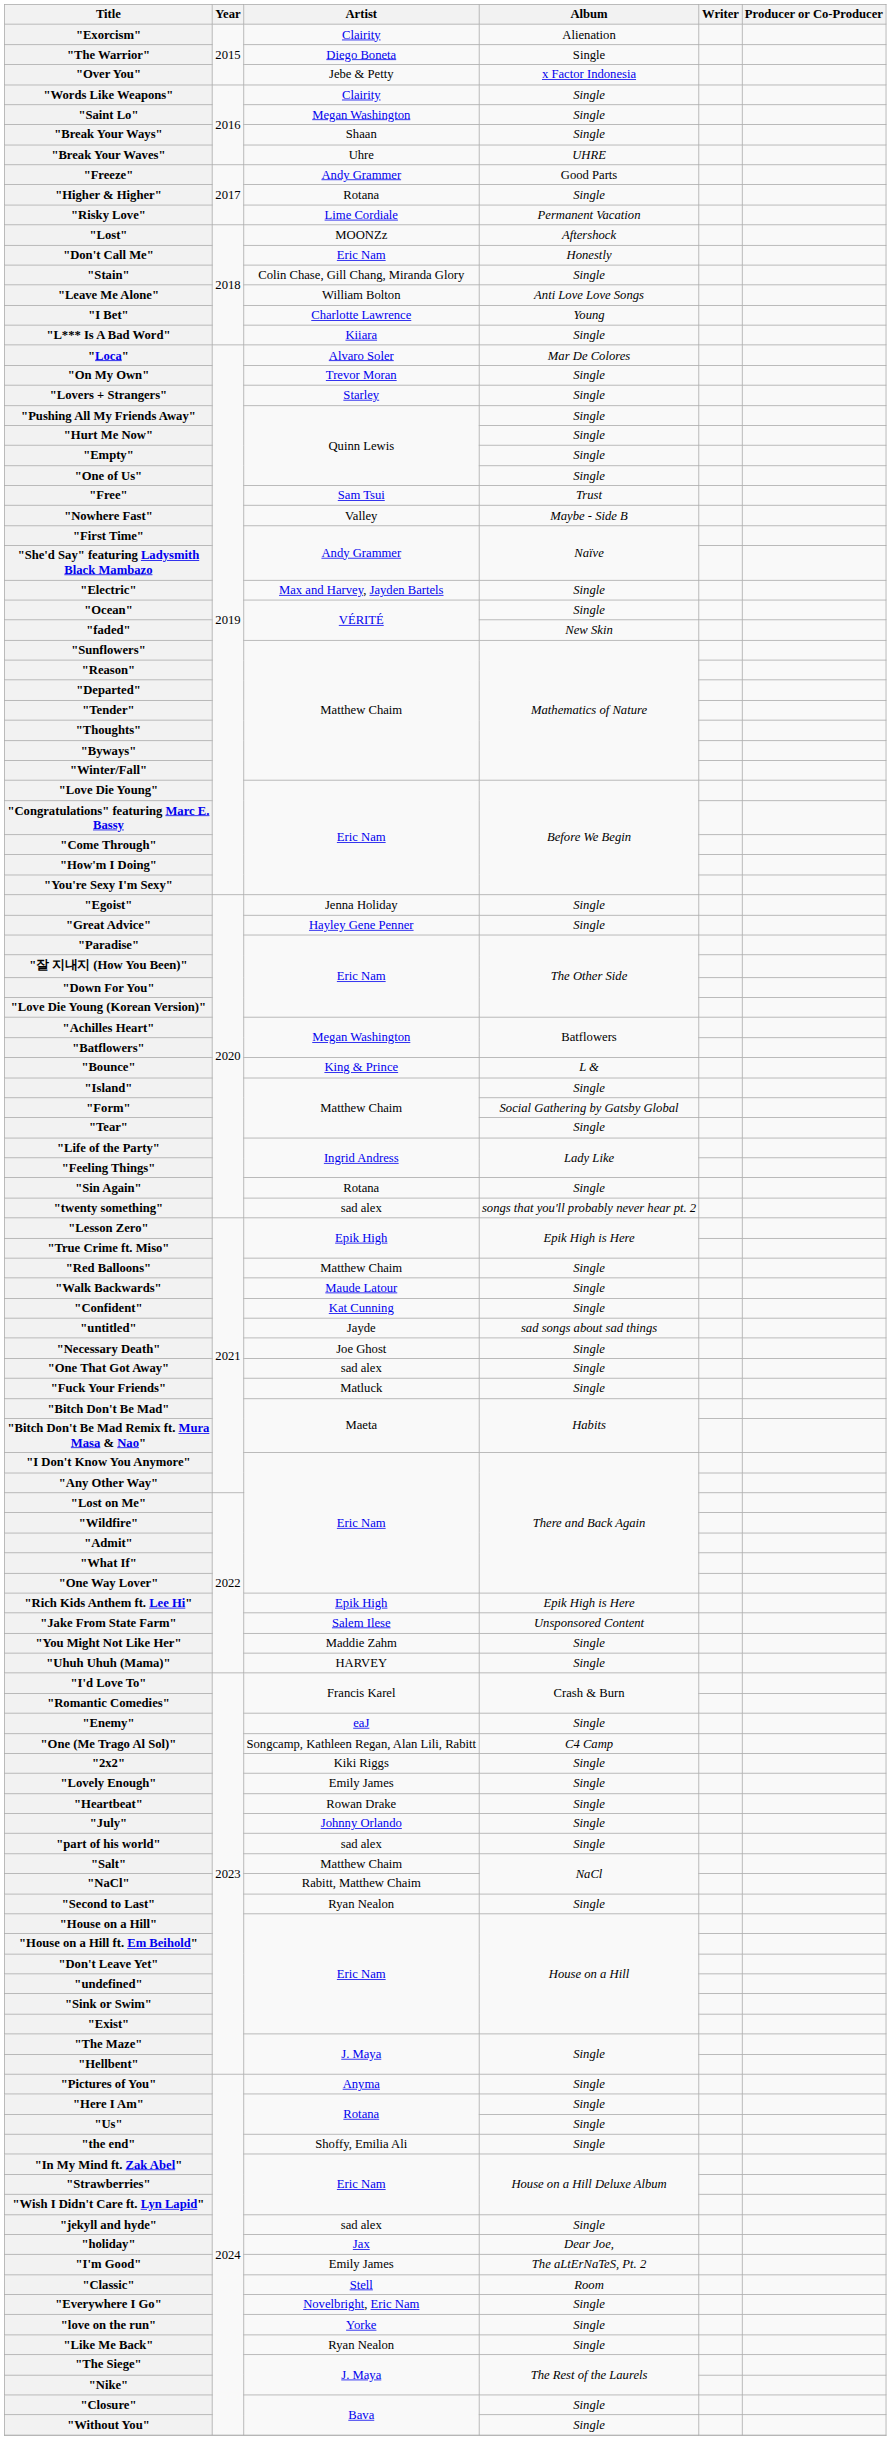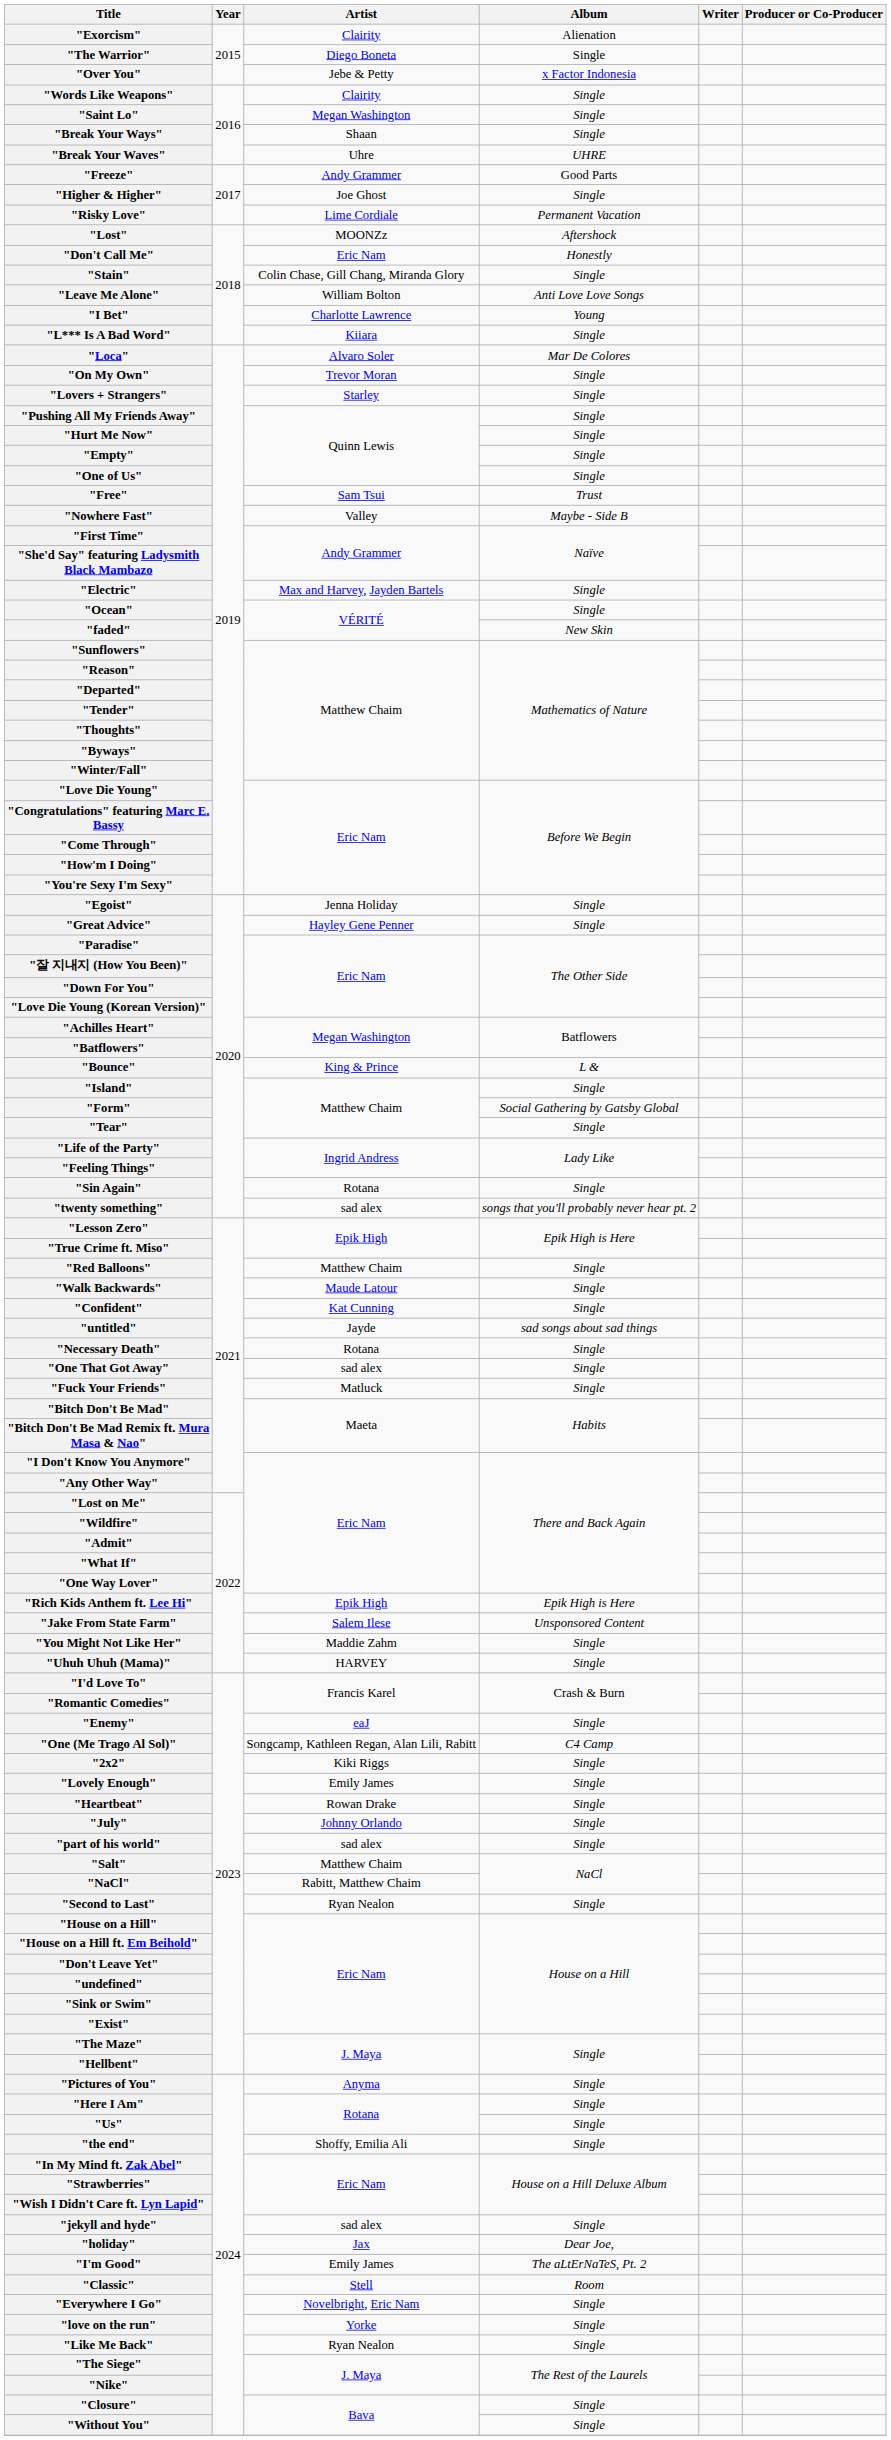(361, 194) Rotana -> (361, 194) Joe Ghost
(361, 1348) Joe Ghost -> (361, 1348) Rotana
